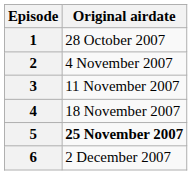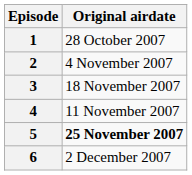(122, 87) 11 November 2007 -> (123, 87) 18 November 2007
(123, 110) 18 November 2007 -> (122, 110) 11 November 2007
